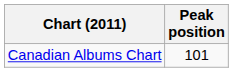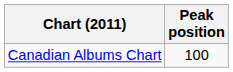(197, 55) 101 -> (197, 55) 100
